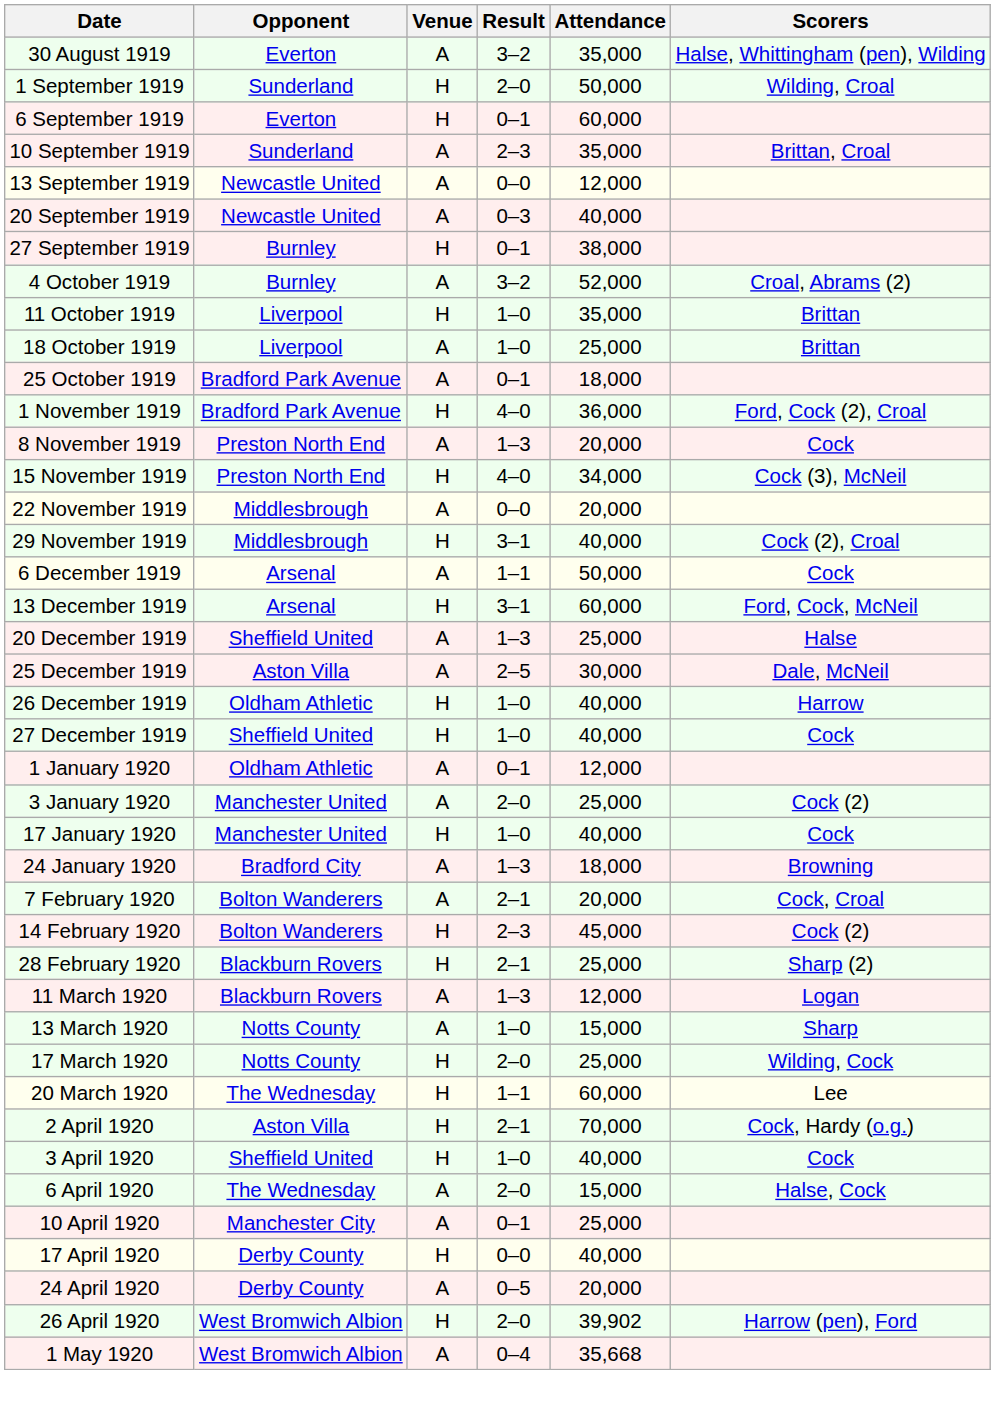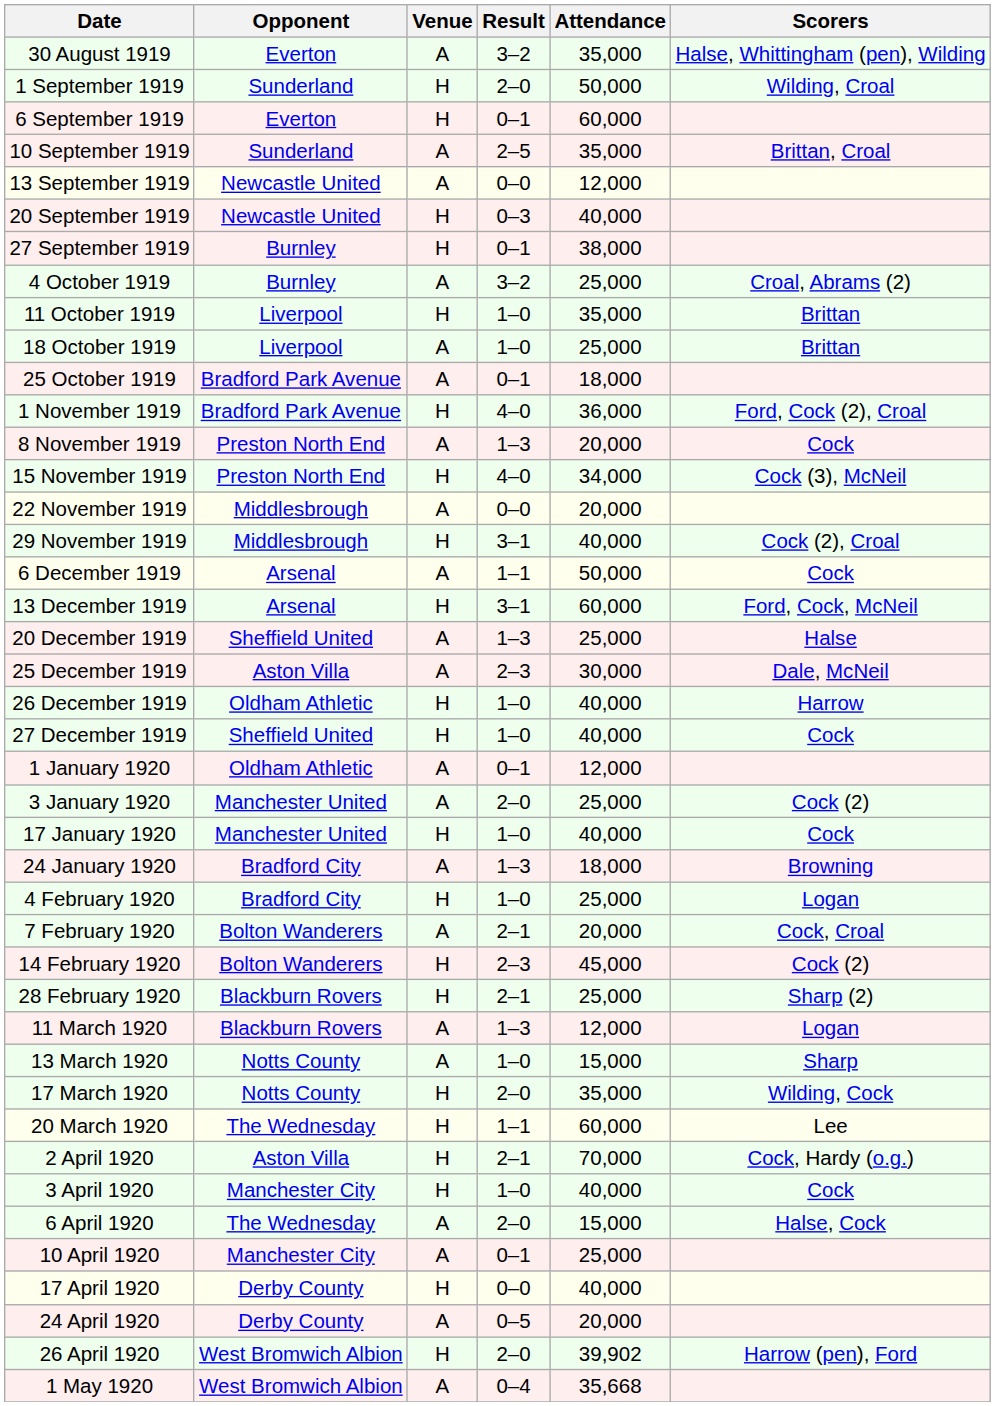(513, 151) 2–3 -> (513, 151) 2–5
(442, 216) A -> (442, 216) H
(610, 281) 52,000 -> (610, 281) 25,000
(513, 671) 2–5 -> (513, 671) 2–3
+ row: (100, 898)
(610, 1061) 25,000 -> (610, 1093) 35,000
(301, 1158) Sheffield United -> (301, 1191) Manchester City
